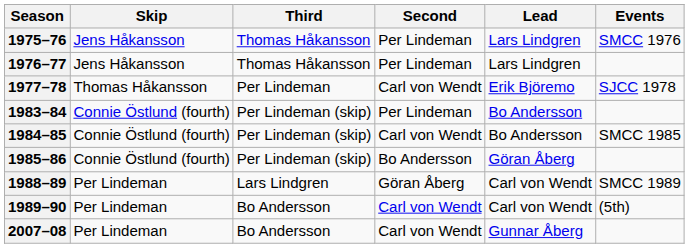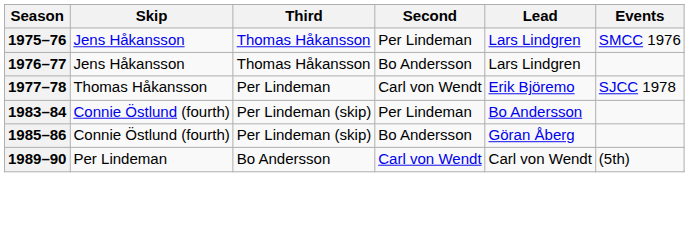(425, 64) Per Lindeman -> (425, 64) Bo Andersson
- row: (37, 135)
- row: (37, 183)
- row: (37, 231)
